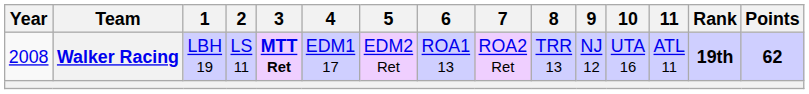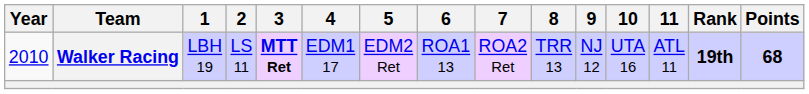(29, 56) 2008 -> (29, 56) 2010
(772, 56) 62 -> (772, 56) 68
